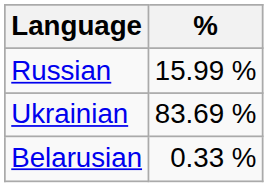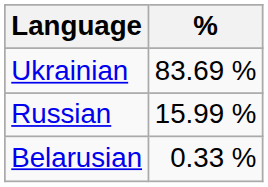rows swapped: (70, 114) <-> (61, 70)
